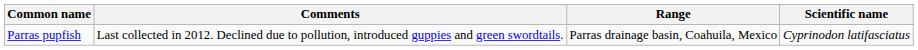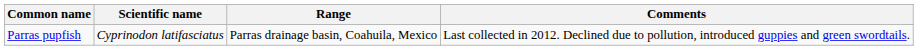columns swapped: (846, 14) <-> (330, 14)
